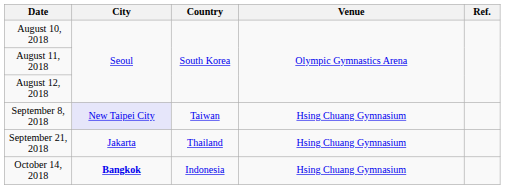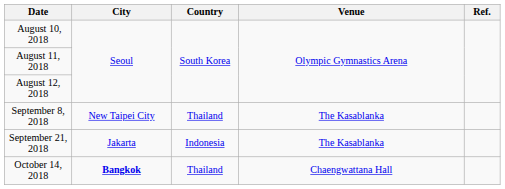(122, 116) lavender background -> (122, 116) no background
(205, 116) Taiwan -> (205, 116) Thailand
(351, 116) Hsing Chuang Gymnasium -> (351, 116) The Kasablanka
(205, 143) Thailand -> (205, 143) Indonesia
(351, 143) Hsing Chuang Gymnasium -> (351, 143) The Kasablanka
(205, 170) Indonesia -> (205, 170) Thailand
(351, 170) Hsing Chuang Gymnasium -> (351, 170) Chaengwattana Hall
